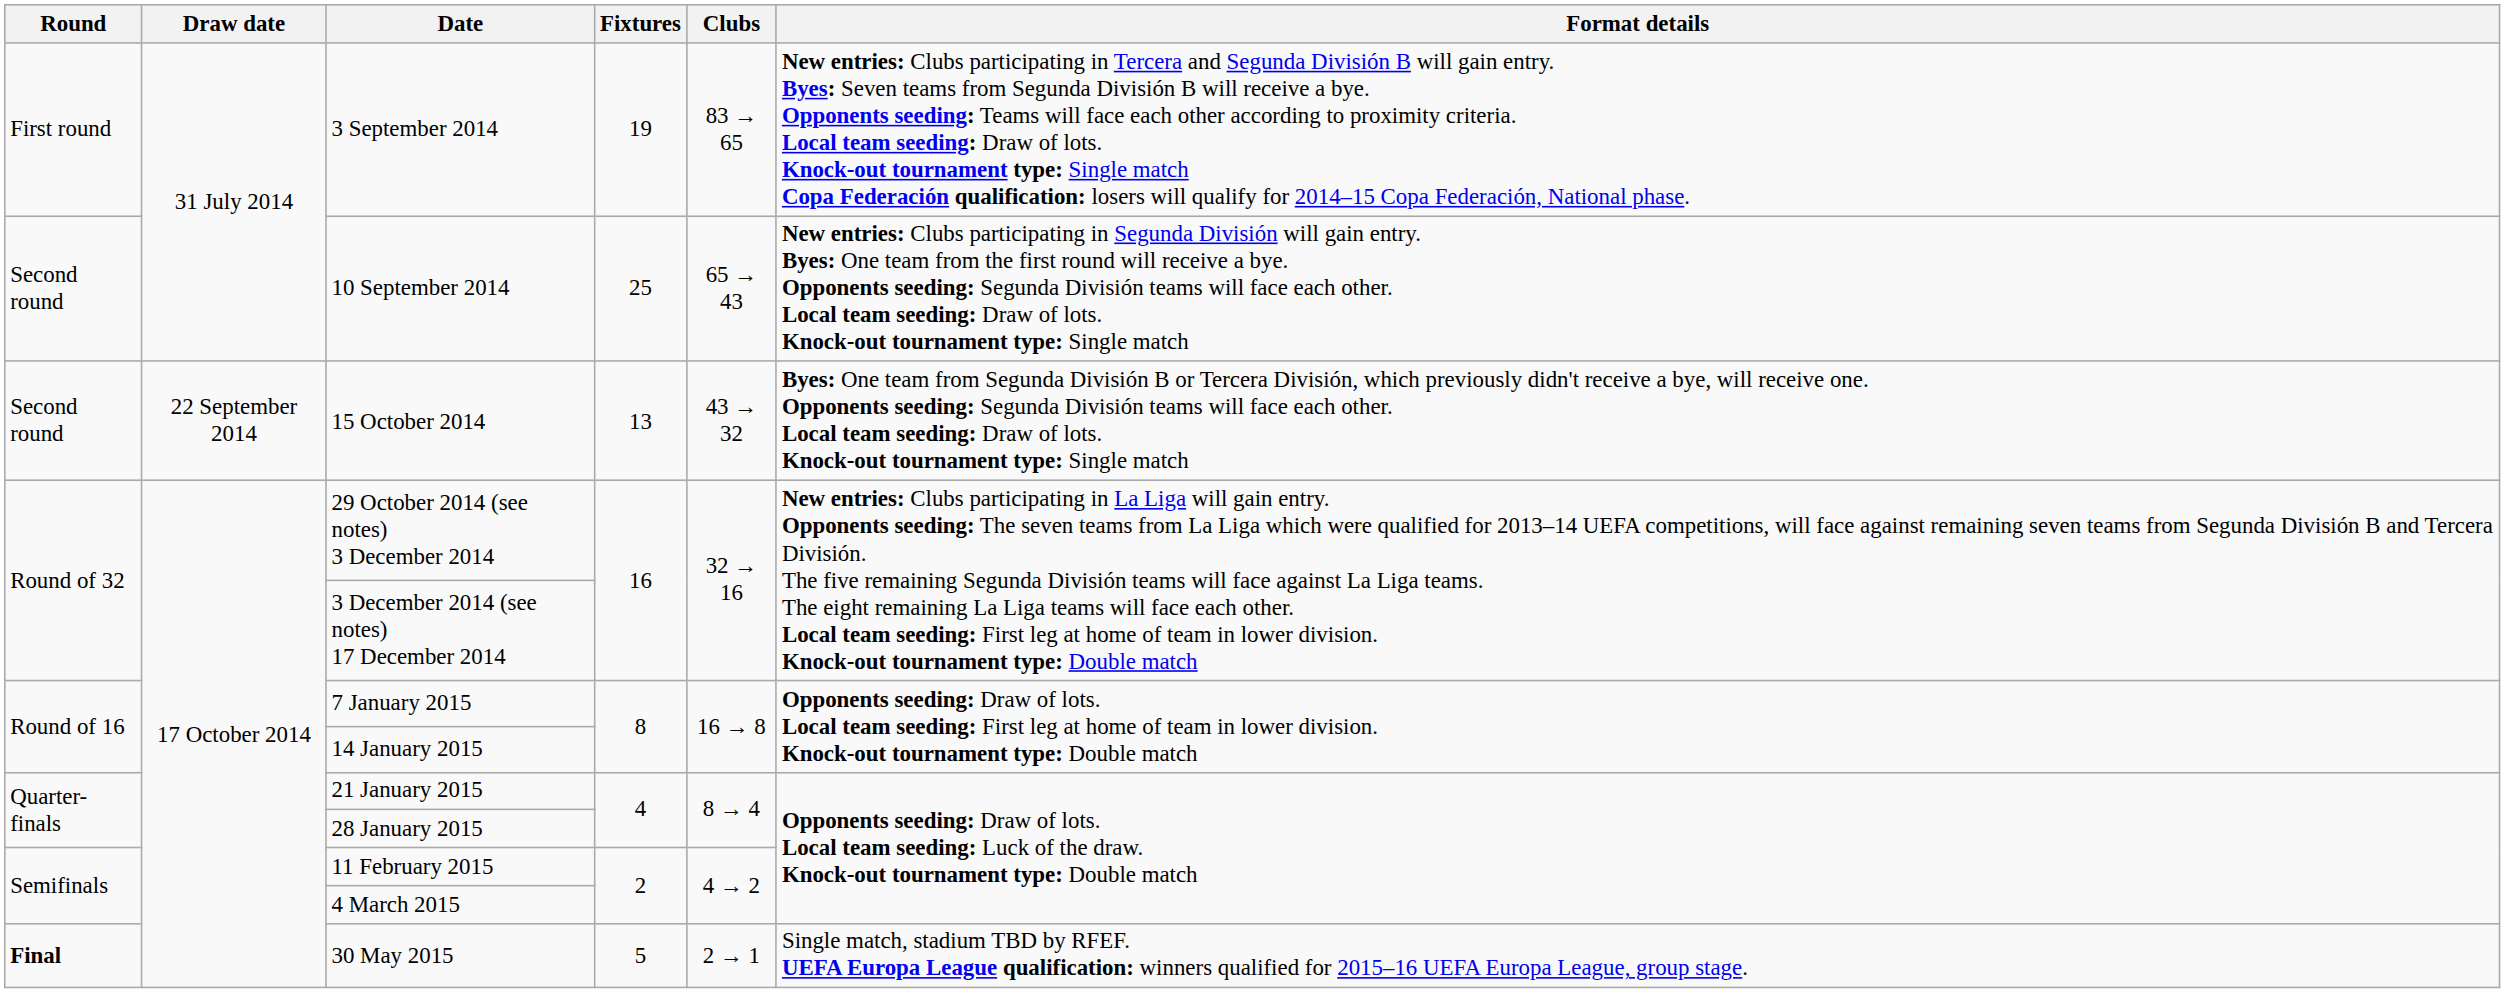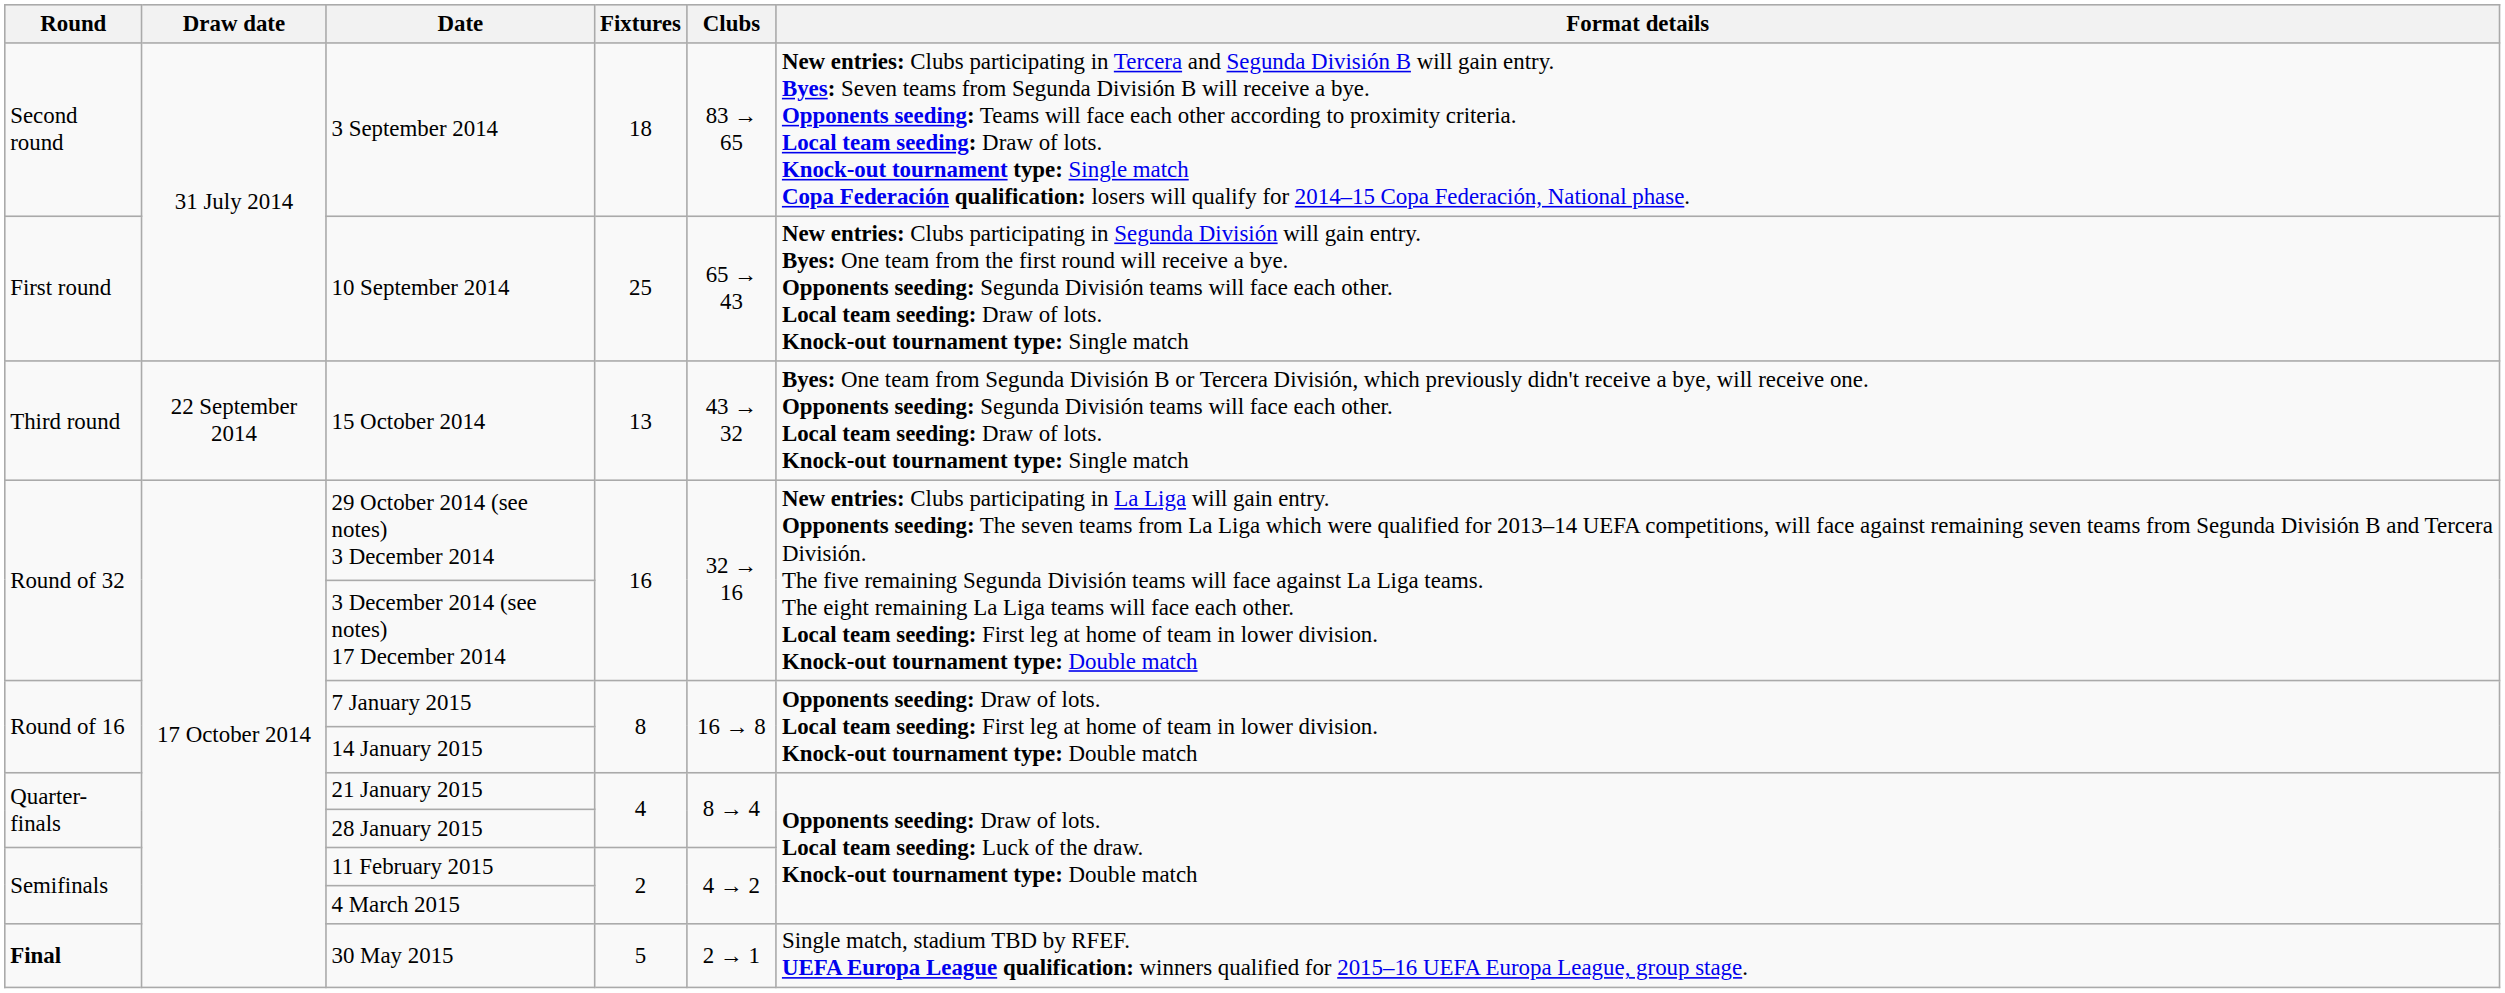(61, 129) First round -> (44, 129) Second round
(640, 129) 19 -> (640, 129) 18
(44, 288) Second round -> (61, 288) First round
(44, 420) Second round -> (65, 420) Third round
